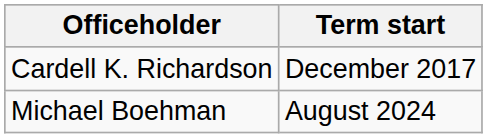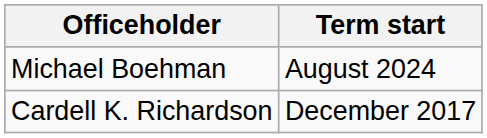rows swapped: (142, 68) <-> (119, 111)
